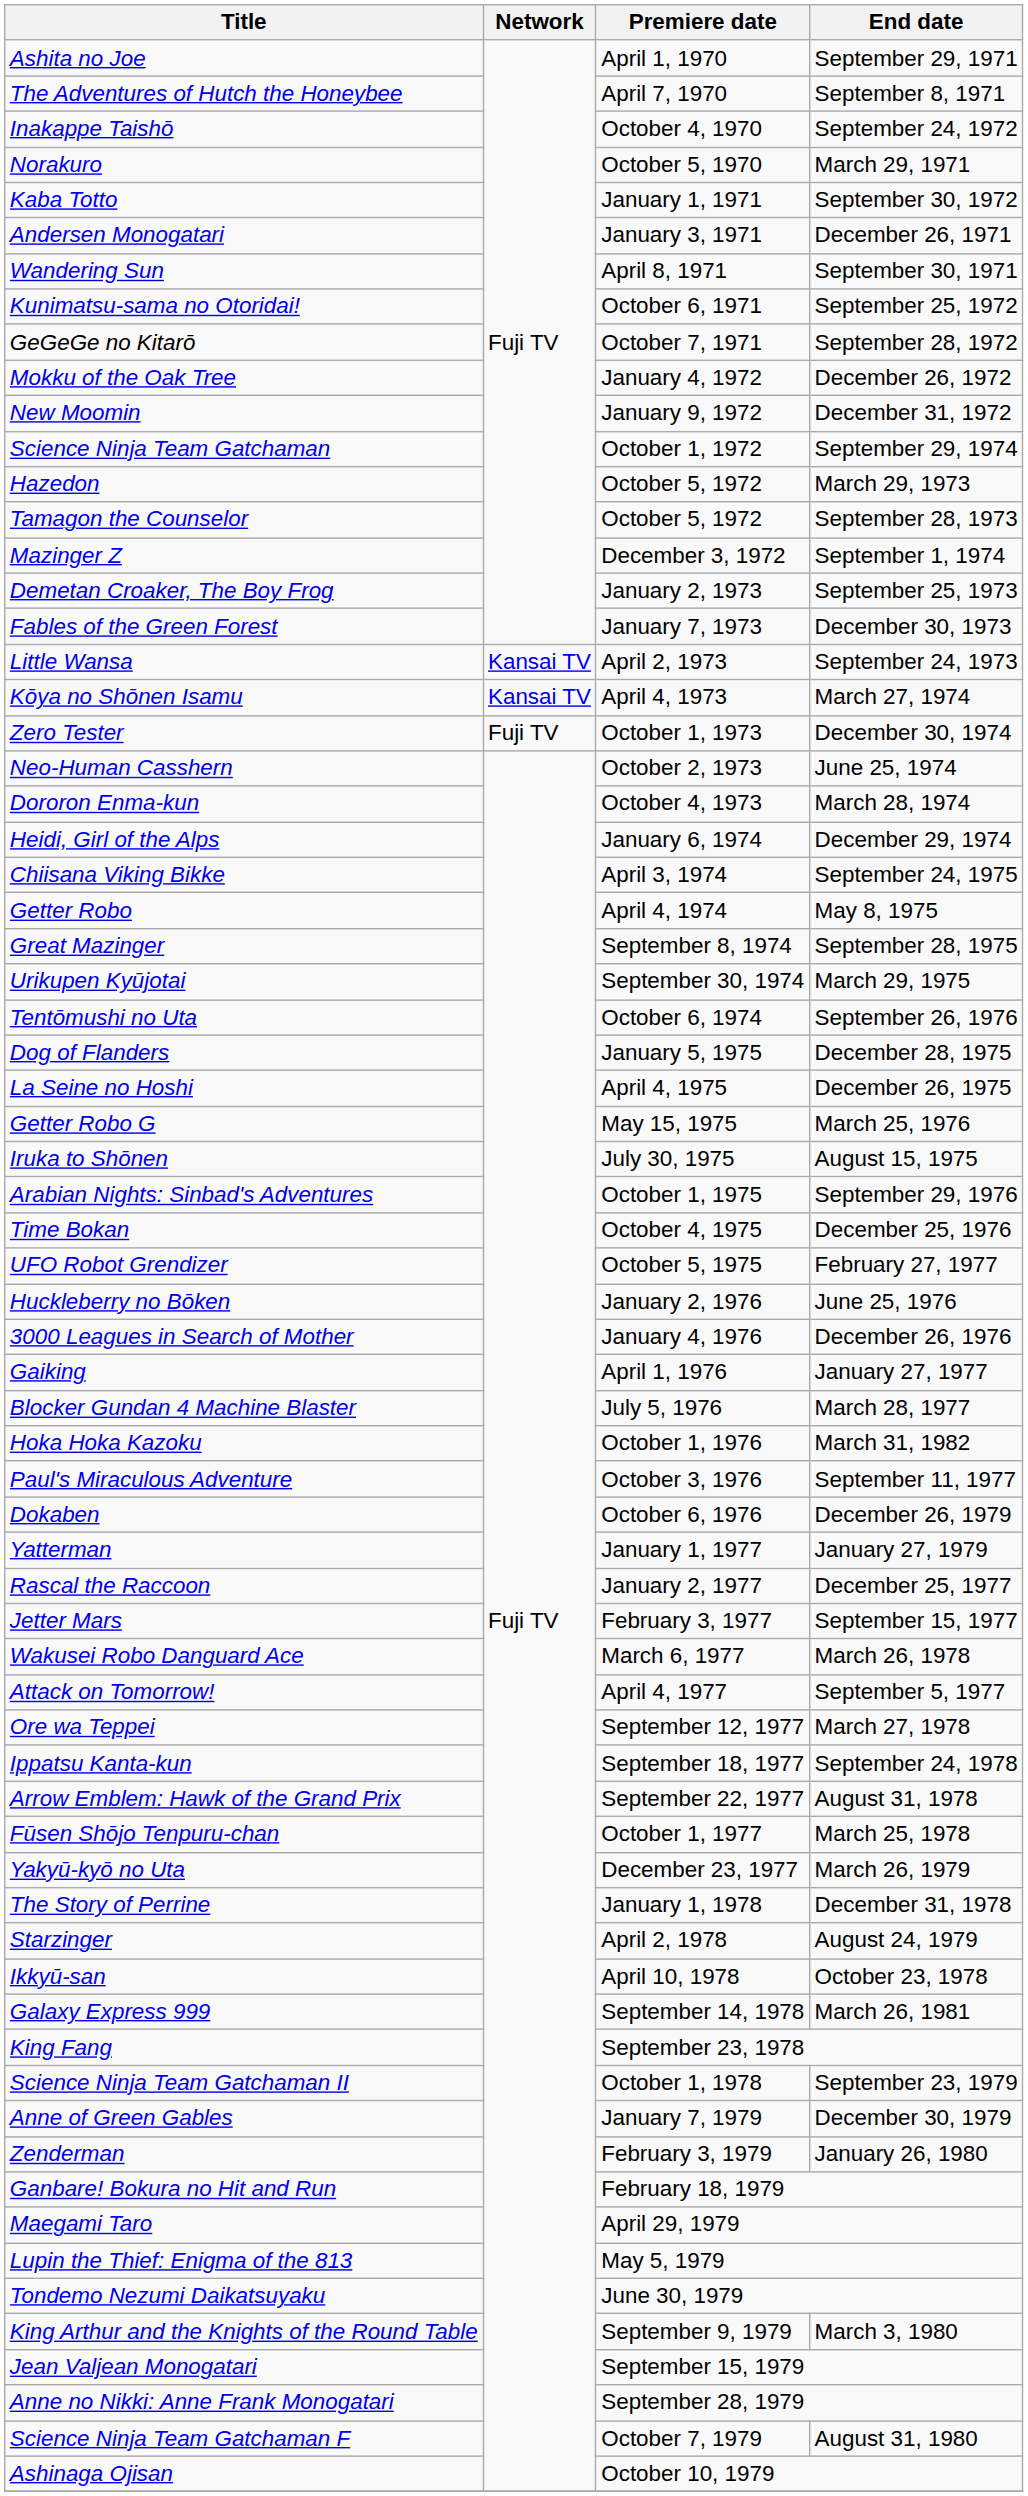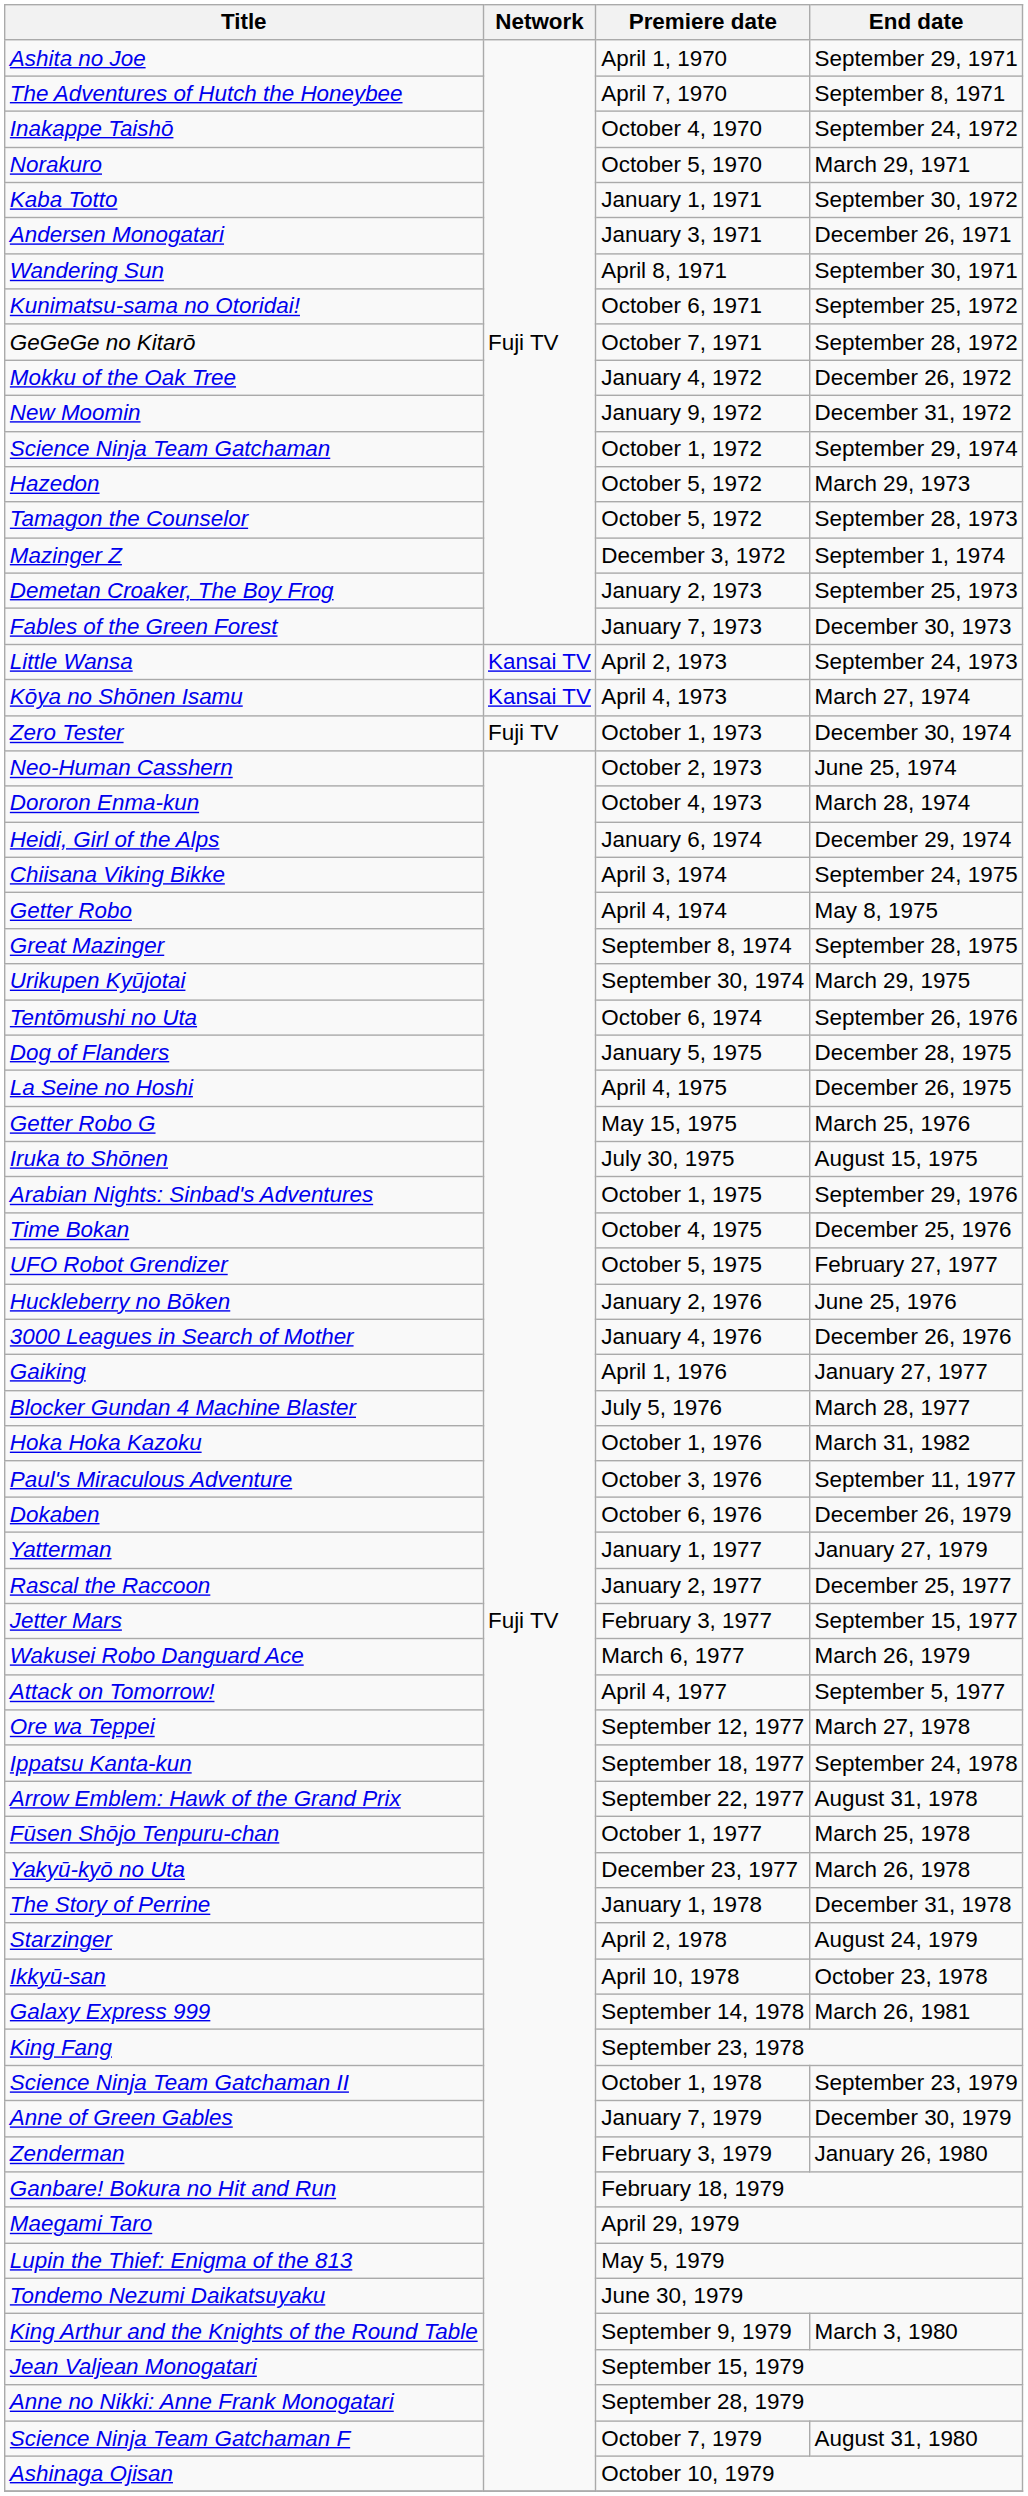(892, 1656) March 26, 1978 -> (892, 1656) March 26, 1979
(892, 1869) March 26, 1979 -> (892, 1869) March 26, 1978
